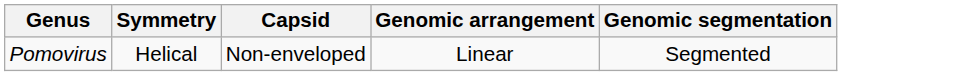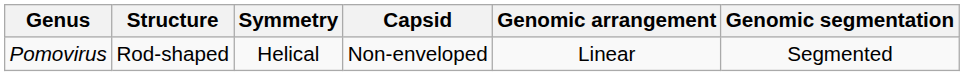+ column: (173, 20)
